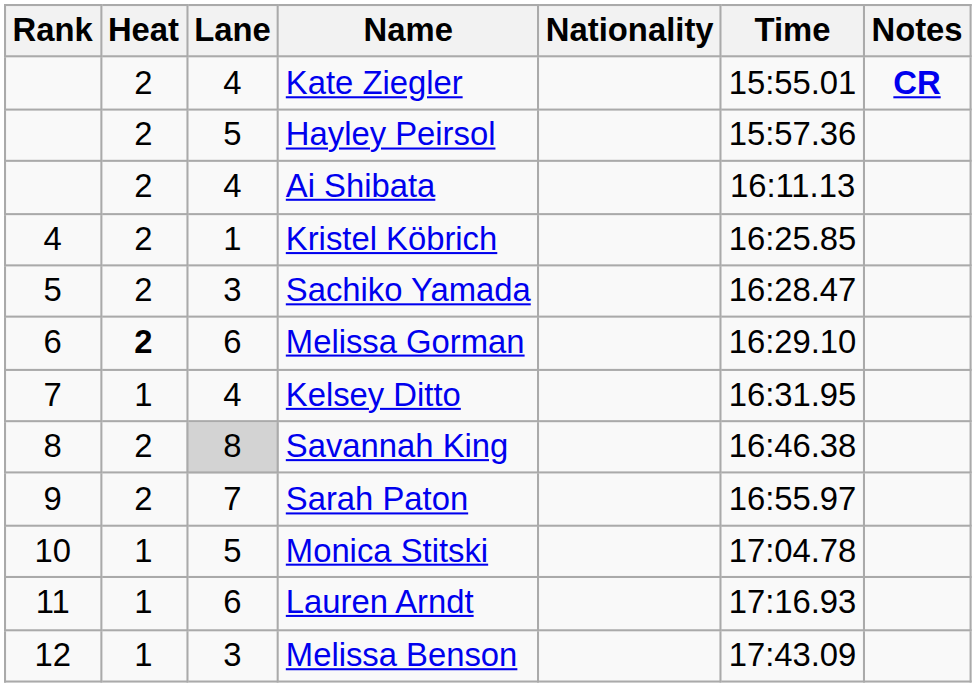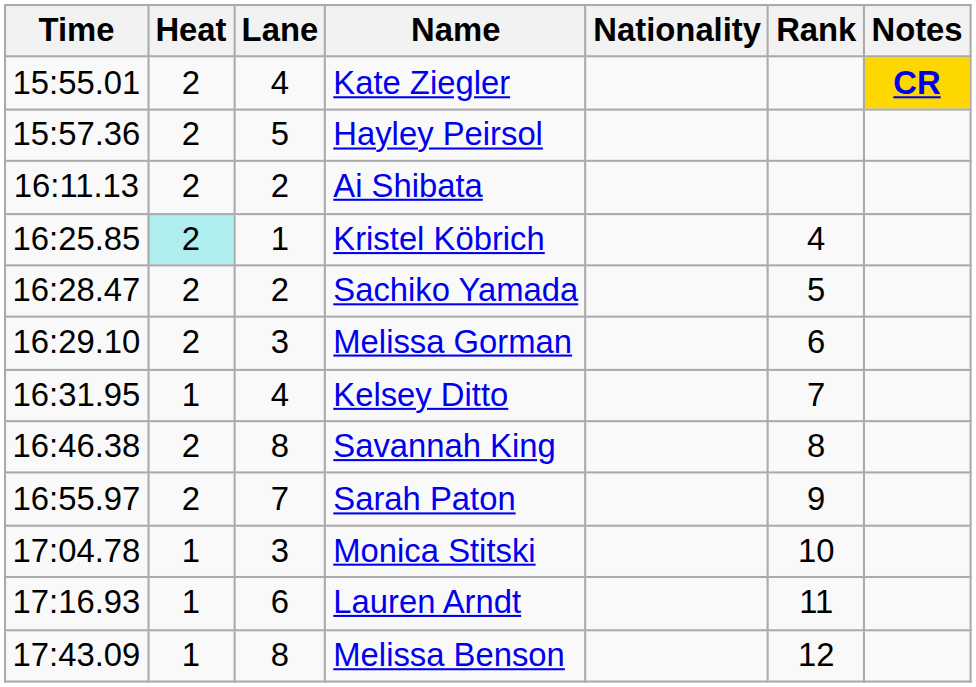columns swapped: (53, 30) <-> (793, 30)
(917, 82) no background -> (917, 82) gold background
(232, 186) 4 -> (280, 186) 2
(143, 238) no background -> (191, 238) paleturquoise background
(232, 290) 3 -> (280, 290) 2
(143, 342) bold -> (191, 342) normal
(232, 342) 6 -> (280, 342) 3
(232, 446) lightgrey background -> (280, 446) no background
(232, 550) 5 -> (280, 550) 3
(232, 654) 3 -> (280, 654) 8
